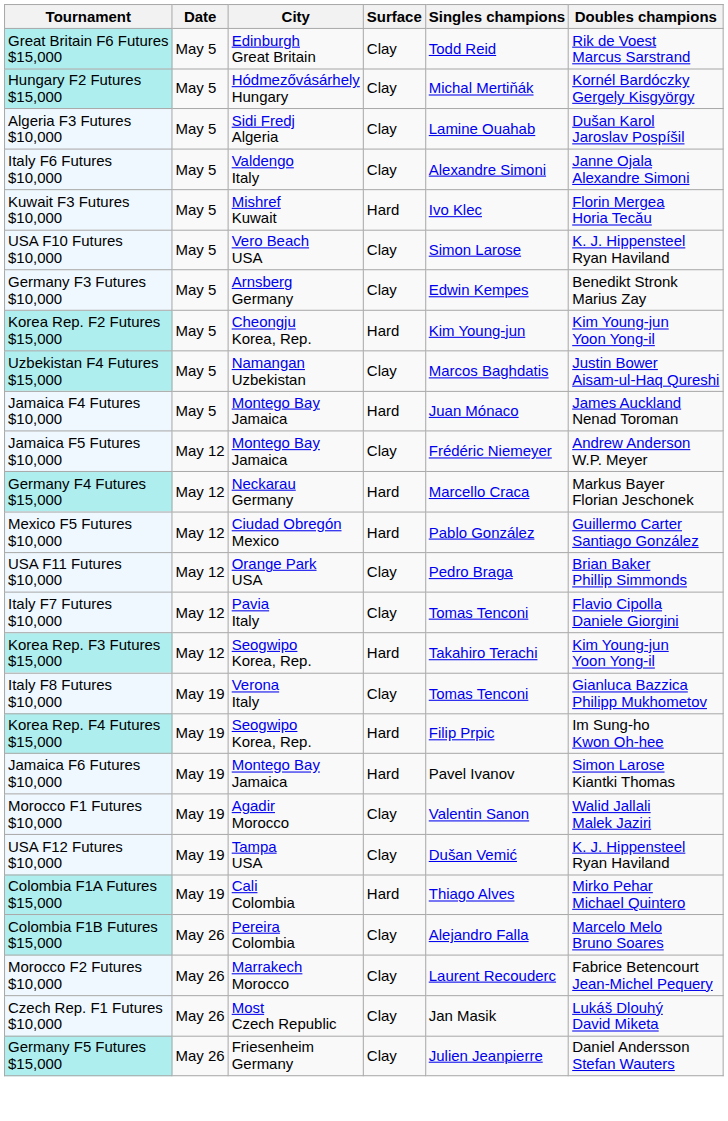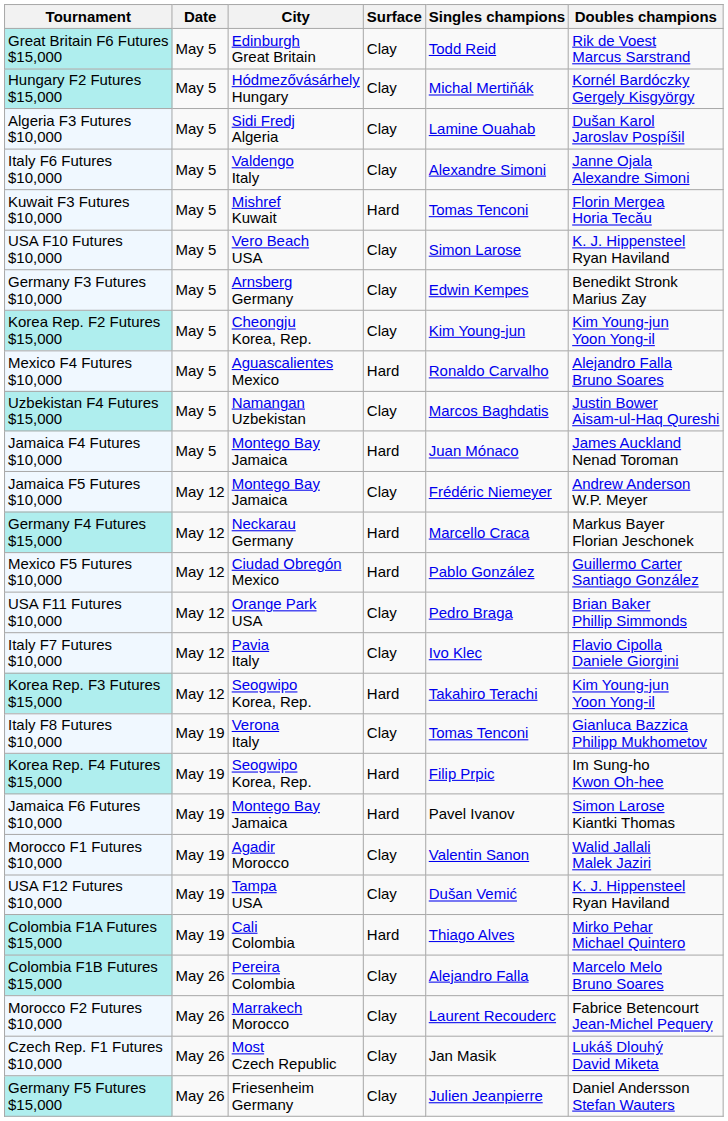(455, 210) Ivo Klec -> (479, 210) Tomas Tenconi
(383, 331) Hard -> (382, 331) Clay
+ row: (70, 371)
(479, 613) Tomas Tenconi -> (455, 653) Ivo Klec
